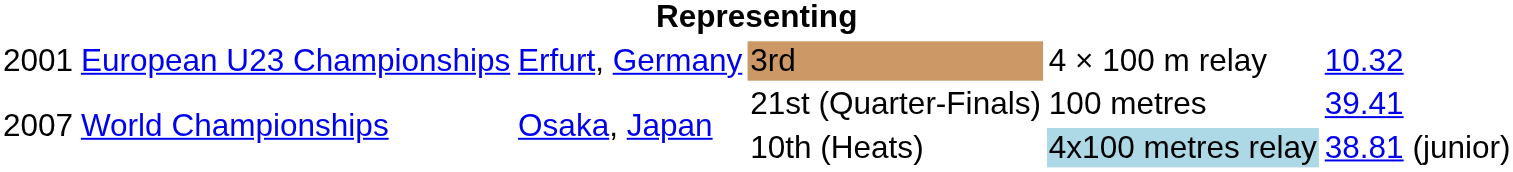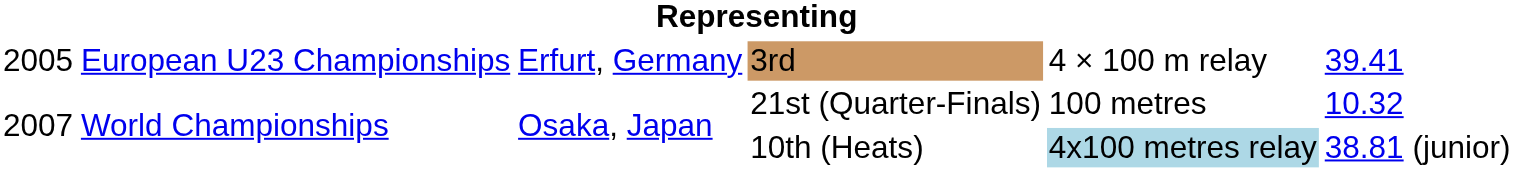(38, 60) 2001 -> (38, 60) 2005
(1364, 60) 10.32 -> (1364, 60) 39.41
(1364, 103) 39.41 -> (1364, 103) 10.32
